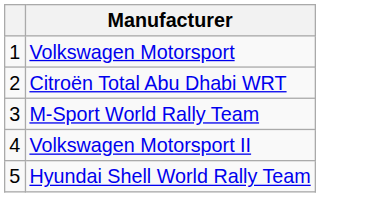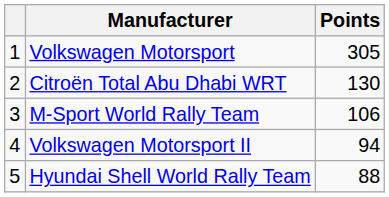+ column: (350, 20)
